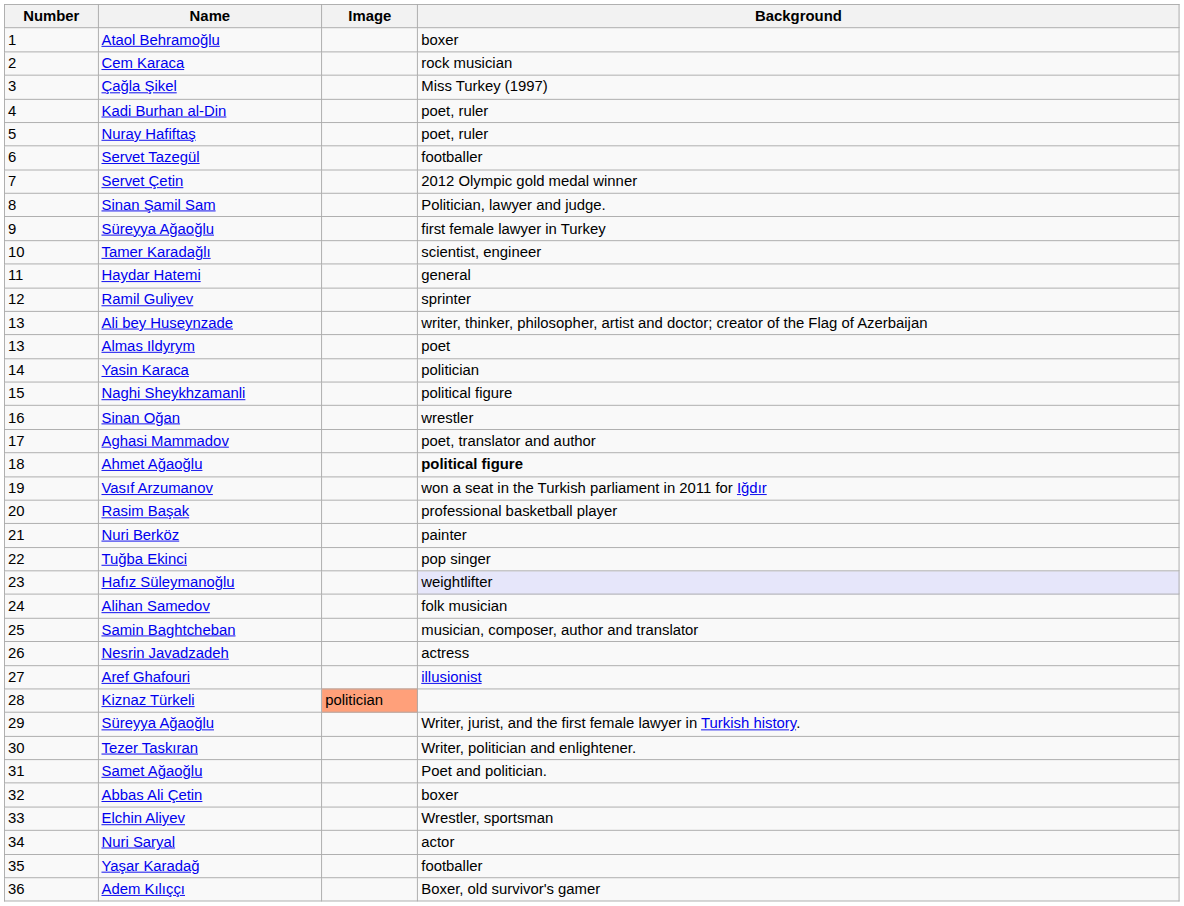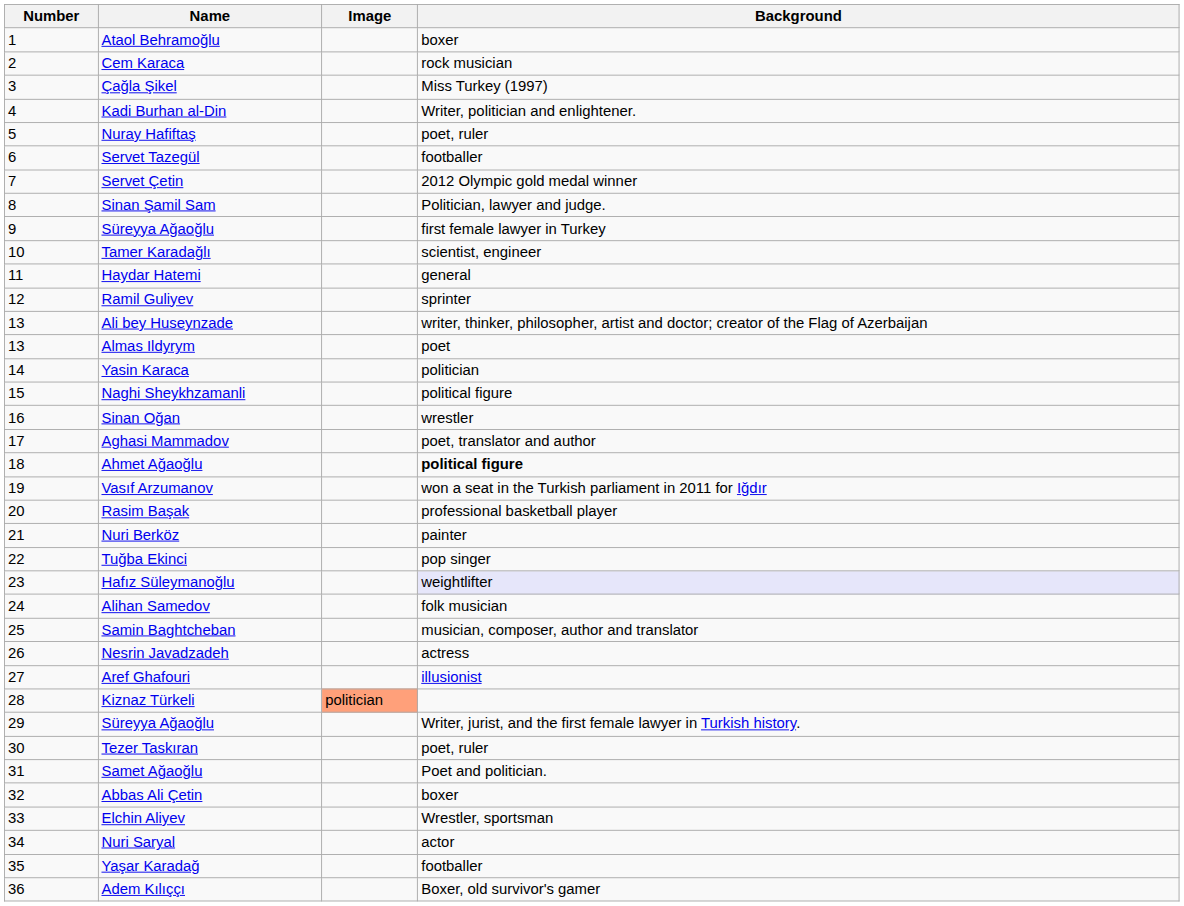(455, 110) poet, ruler -> (529, 110) Writer, politician and enlightener.
(529, 747) Writer, politician and enlightener. -> (455, 747) poet, ruler
